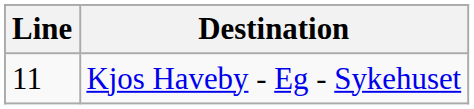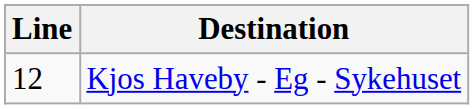(27, 77) 11 -> (28, 77) 12
